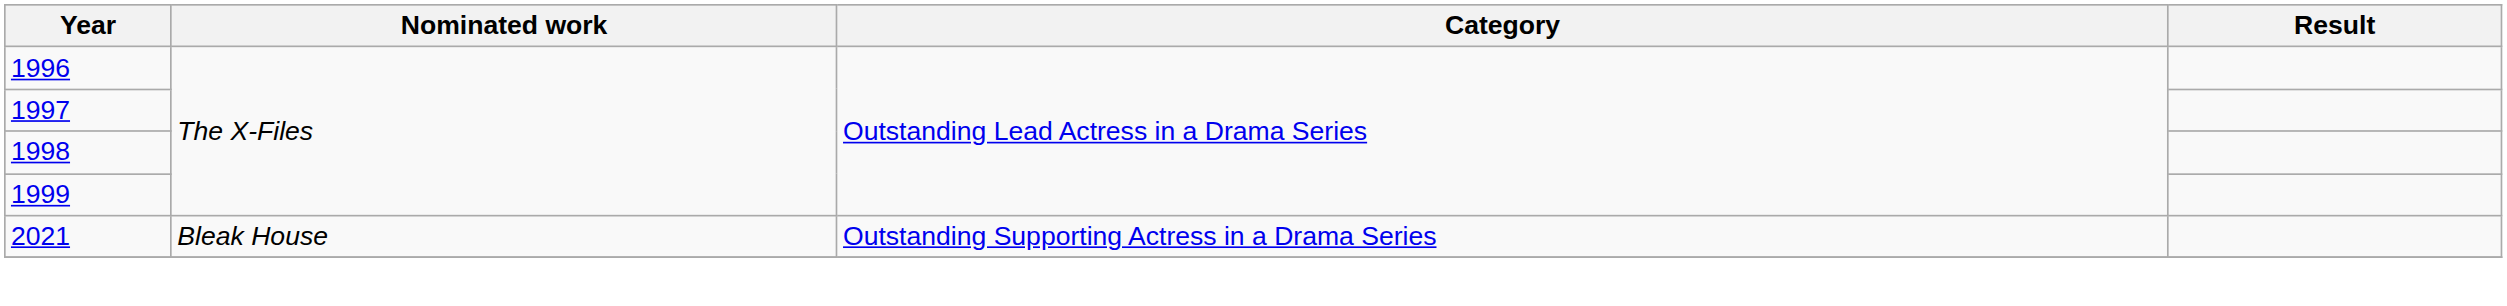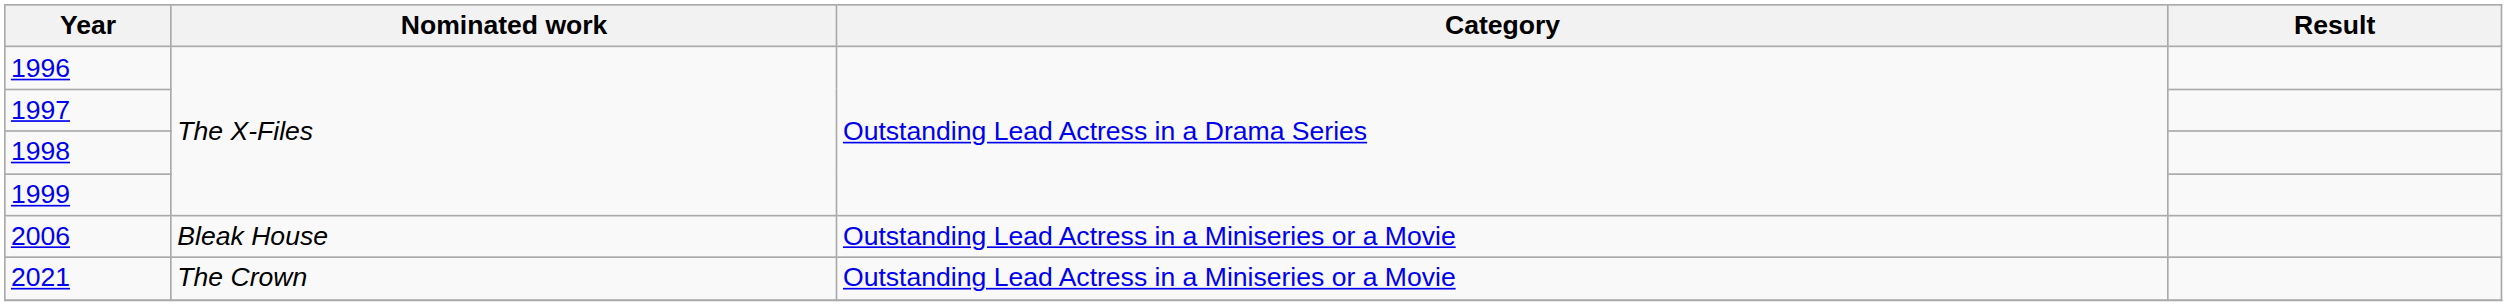+ row: (40, 236)
(253, 236) Bleak House -> (242, 278) The Crown
(1140, 236) Outstanding Supporting Actress in a Drama Series -> (1149, 278) Outstanding Lead Actress in a Miniseries or a Movie
